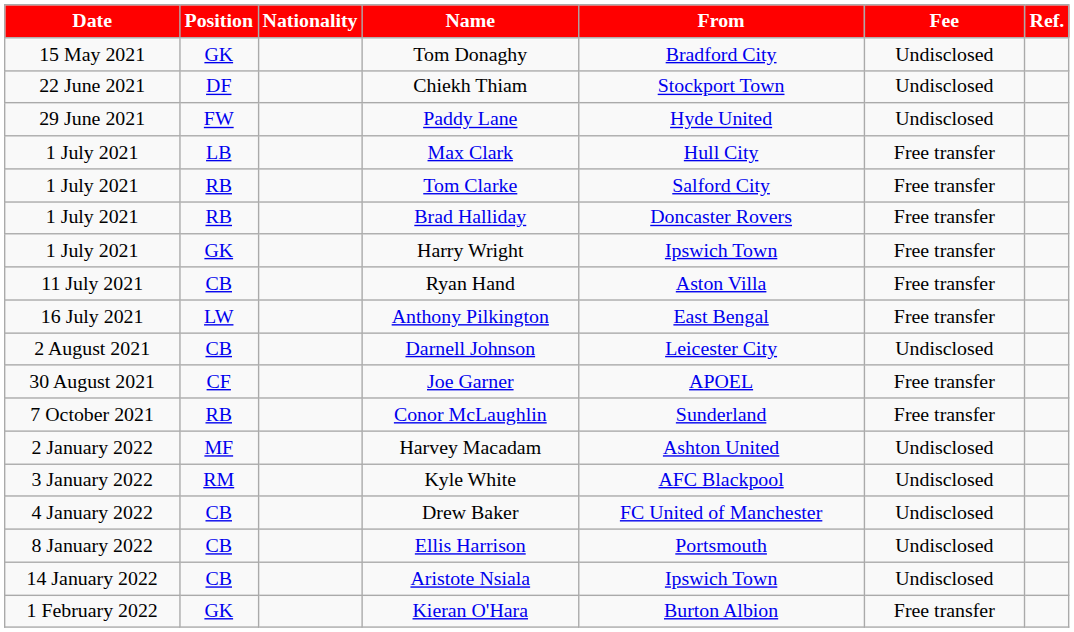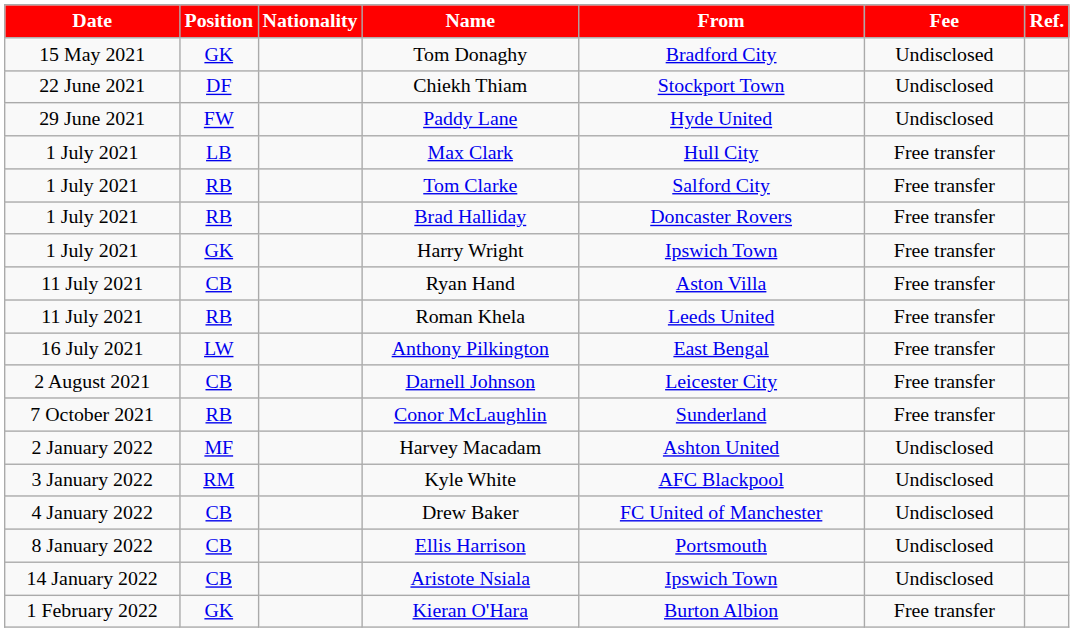+ row: (470, 316)
(944, 349) Undisclosed -> (944, 381) Free transfer
- row: (470, 381)
